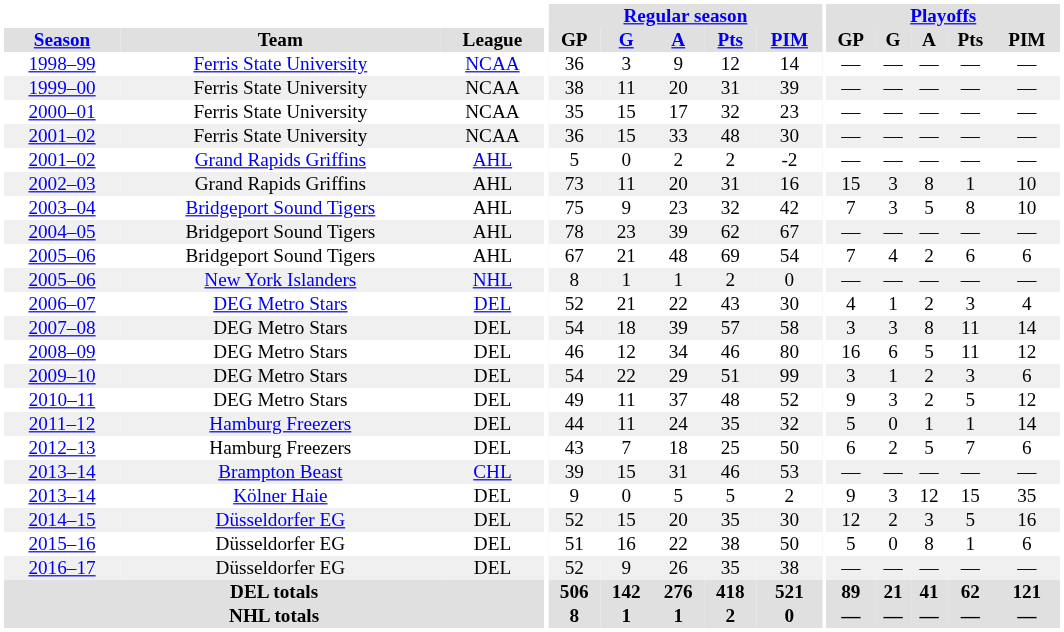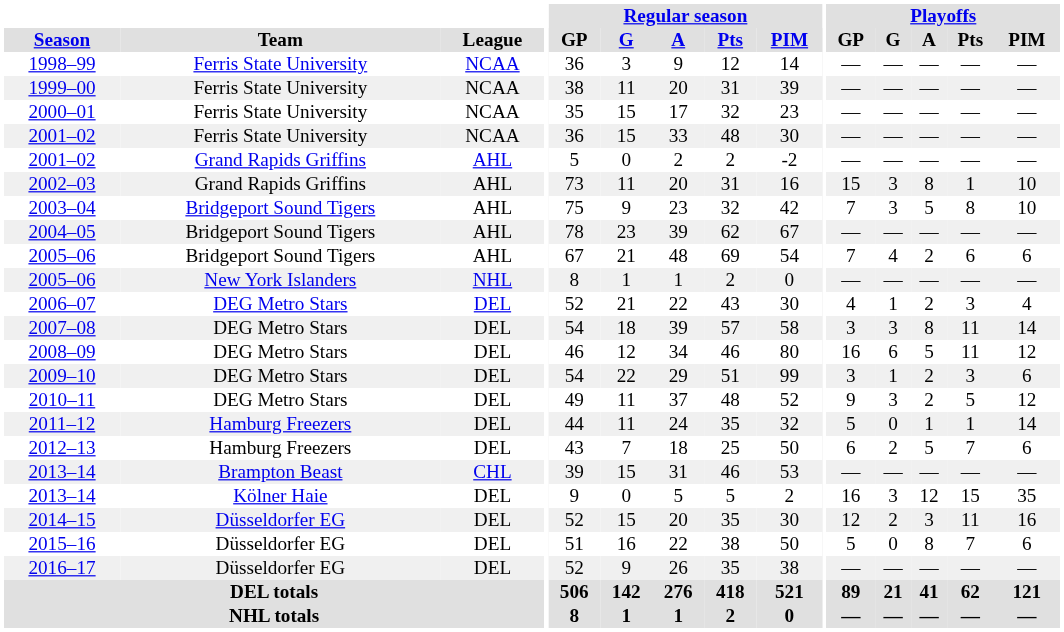(851, 495) 9 -> (851, 495) 16
(970, 519) 5 -> (970, 519) 11
(970, 543) 1 -> (970, 543) 7
